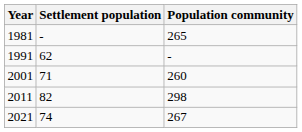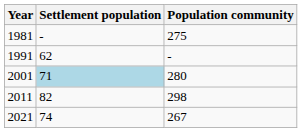(177, 35) 265 -> (177, 35) 275
(46, 76) no background -> (46, 76) lightblue background
(177, 76) 260 -> (177, 76) 280
